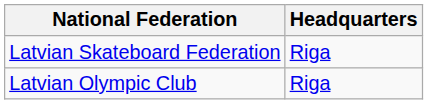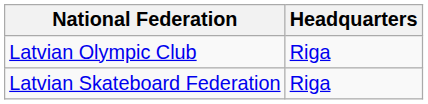rows swapped: (103, 83) <-> (145, 51)
